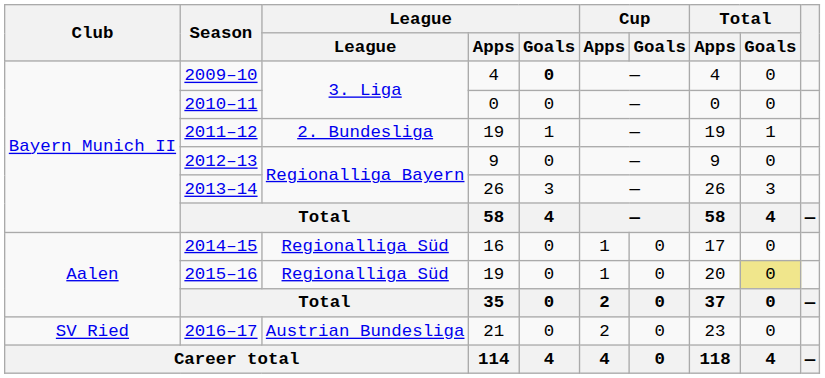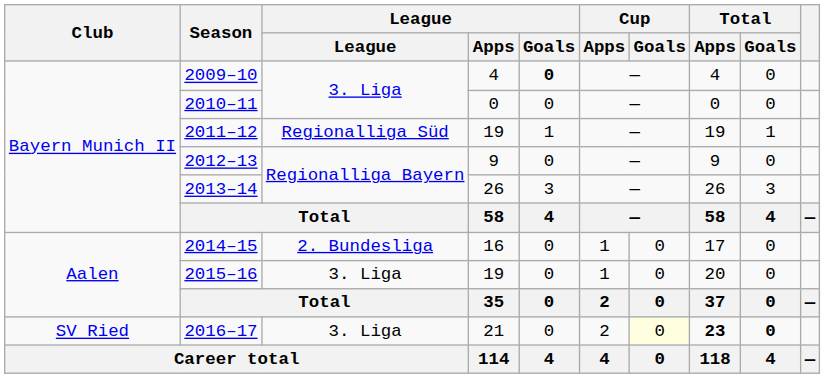(365, 132) 2. Bundesliga -> (365, 132) Regionalliga Süd
(365, 246) Regionalliga Süd -> (365, 246) 2. Bundesliga
(365, 274) Regionalliga Süd -> (365, 274) 3. Liga
(770, 274) khaki background -> (770, 274) no background
(365, 331) Austrian Bundesliga -> (365, 331) 3. Liga
(660, 331) no background -> (660, 331) lightyellow background
(715, 331) normal -> (715, 331) bold
(770, 331) normal -> (770, 331) bold
